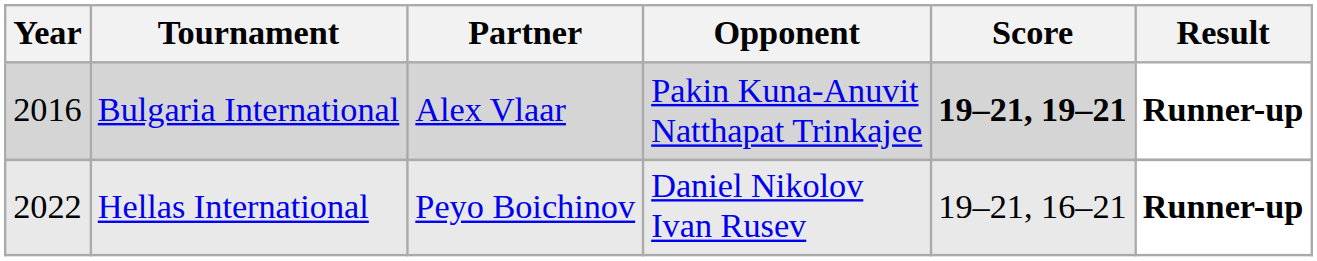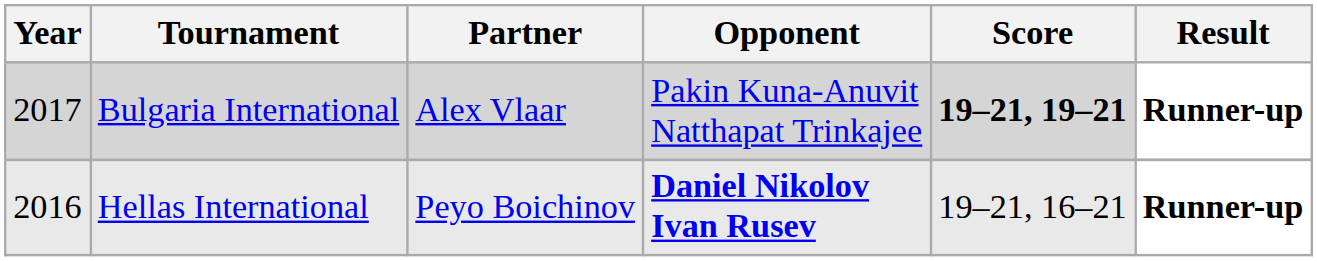(47, 109) 2016 -> (47, 109) 2017
(47, 206) 2022 -> (47, 206) 2016
(757, 206) normal -> (760, 206) bold
